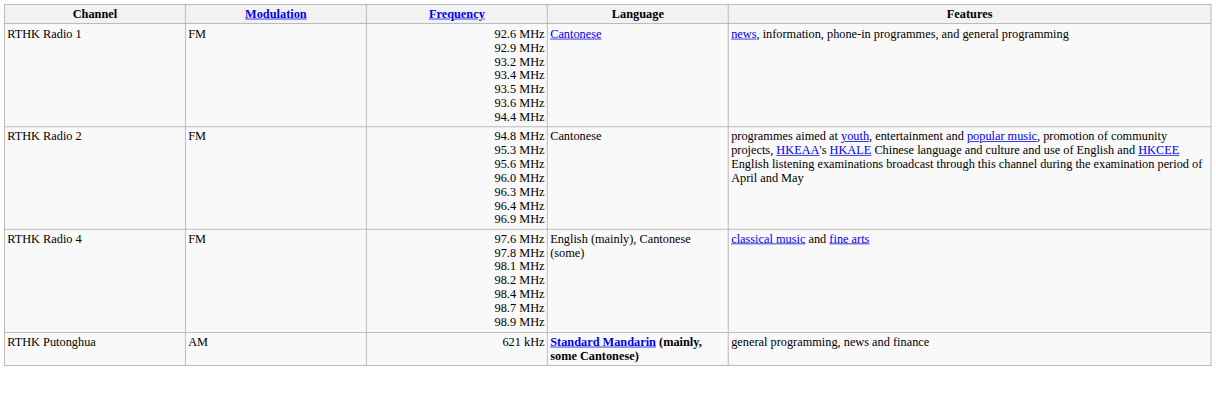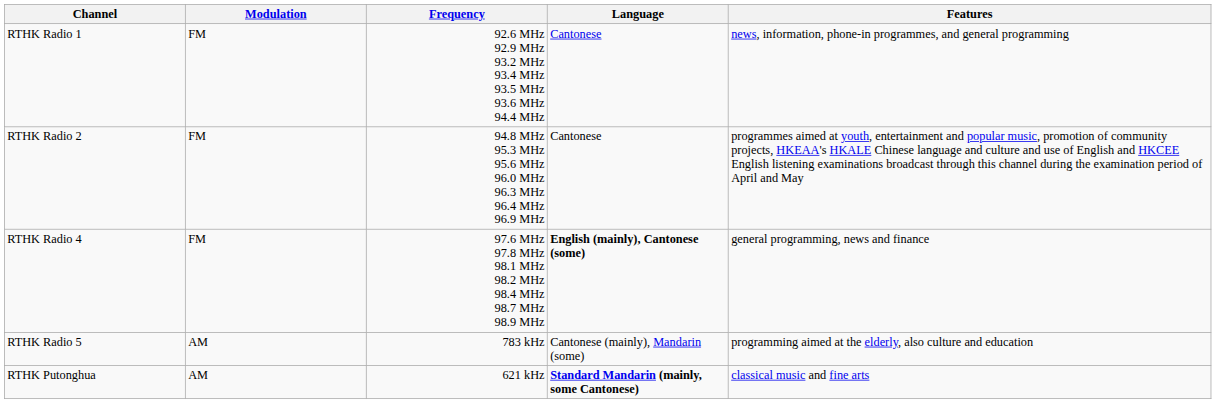(620, 246) normal -> (624, 246) bold
(800, 239) classical music and fine arts -> (830, 239) general programming, news and finance
+ row: (44, 341)
(830, 341) general programming, news and finance -> (800, 375) classical music and fine arts
